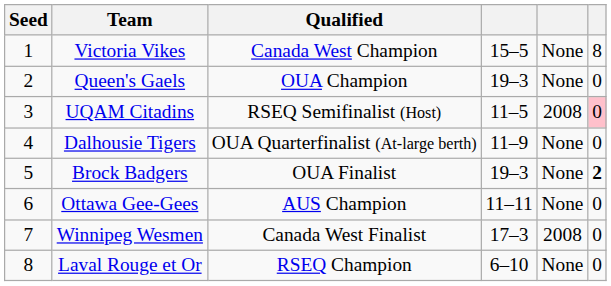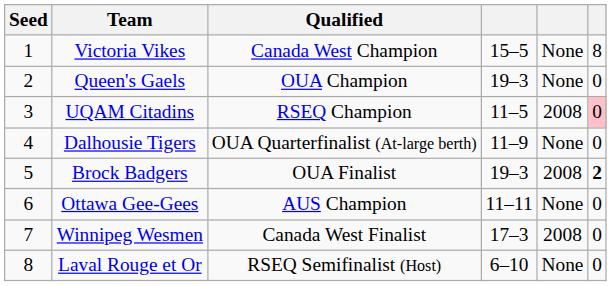(344, 111) RSEQ Semifinalist (Host) -> (344, 111) RSEQ Champion
(562, 173) None -> (562, 173) 2008
(344, 265) RSEQ Champion -> (344, 265) RSEQ Semifinalist (Host)
